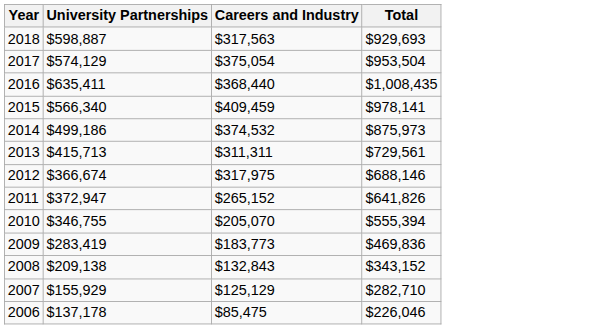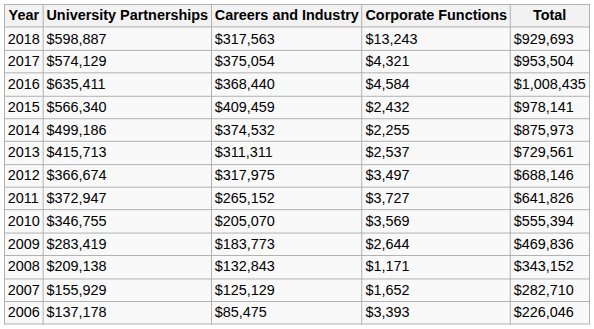+ column: (436, 15)
